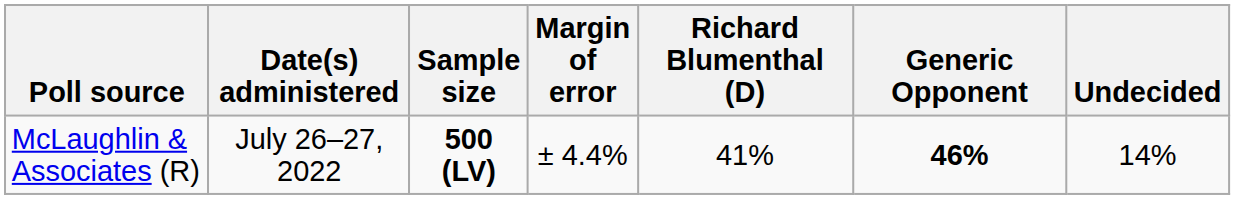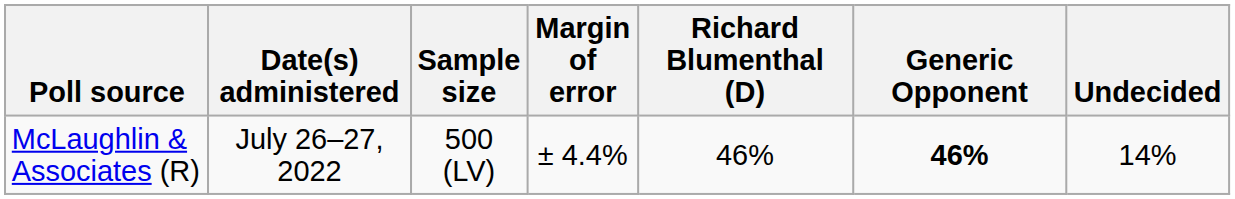(469, 154) bold -> (469, 154) normal
(745, 154) 41% -> (745, 154) 46%
